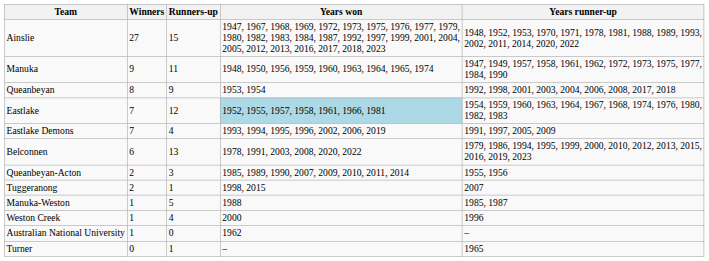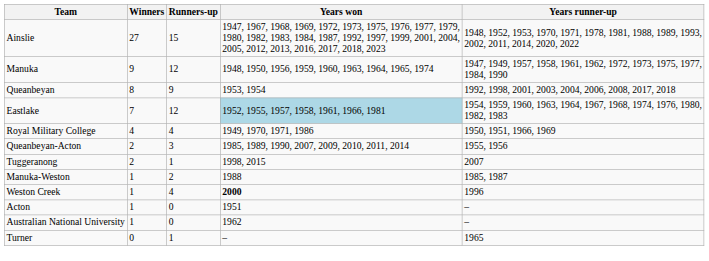(173, 69) 11 -> (174, 69) 12
- row: (40, 131)
- row: (27, 152)
+ row: (51, 131)
(171, 203) 5 -> (171, 177) 2
(232, 218) normal -> (232, 192) bold
+ row: (18, 207)
